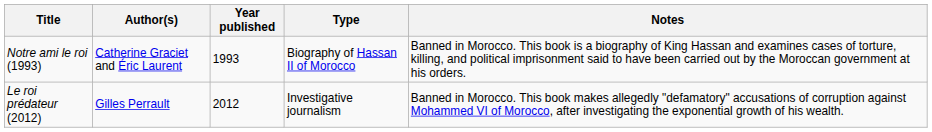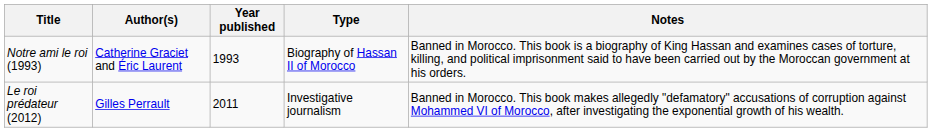(226, 104) 2012 -> (226, 104) 2011
